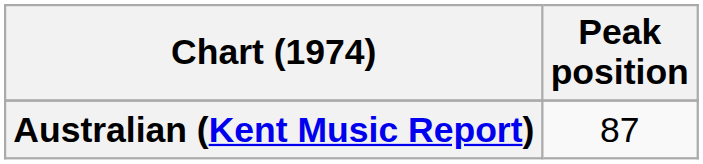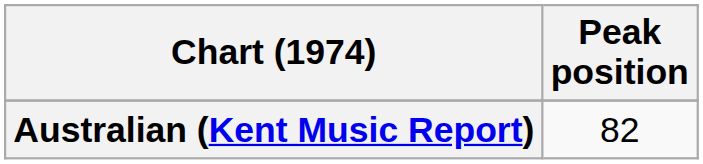(620, 128) 87 -> (620, 128) 82
